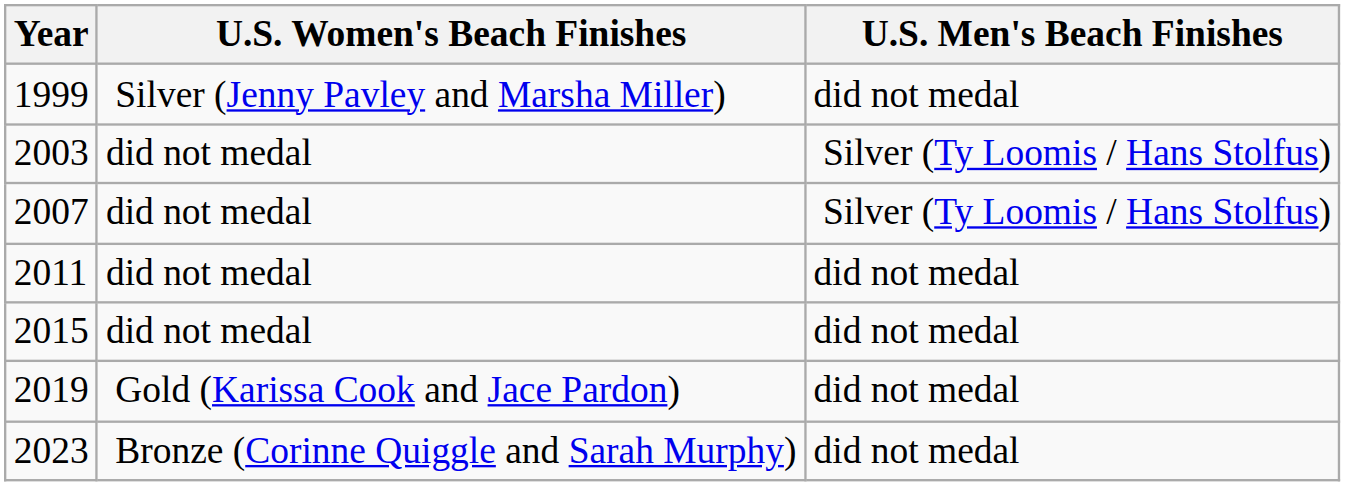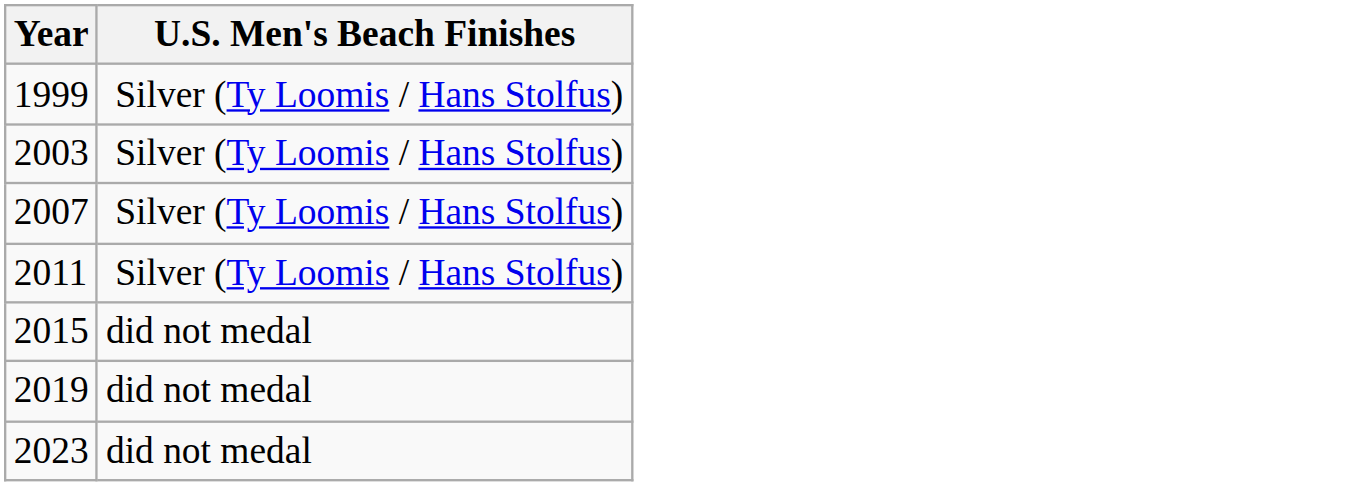- column: (451, 34)
(917, 93) did not medal -> (365, 93) Silver (Ty Loomis / Hans Stolfus)
(917, 271) did not medal -> (365, 271) Silver (Ty Loomis / Hans Stolfus)
